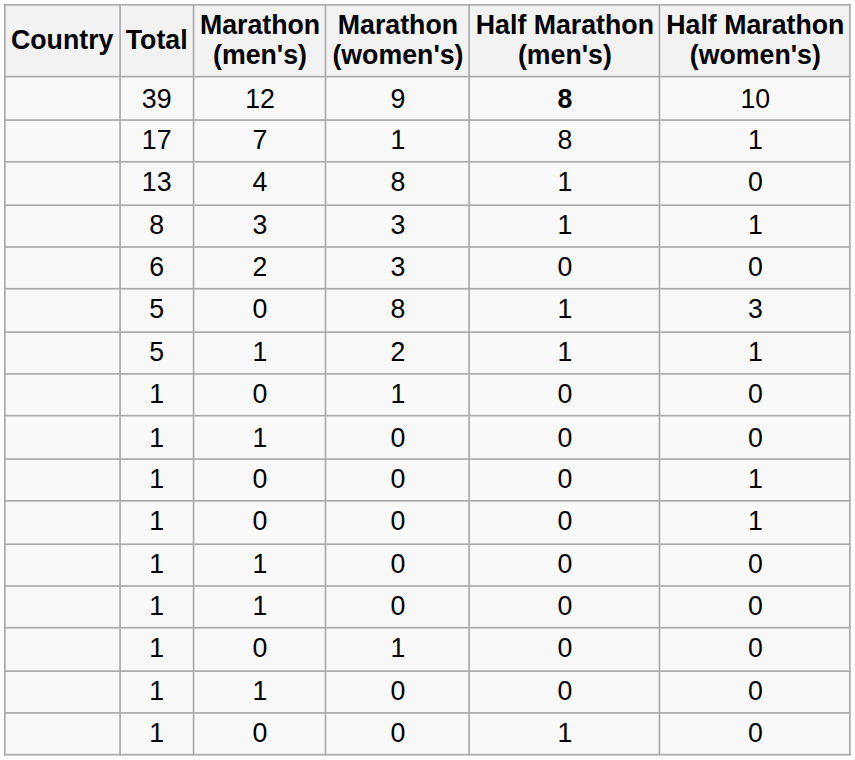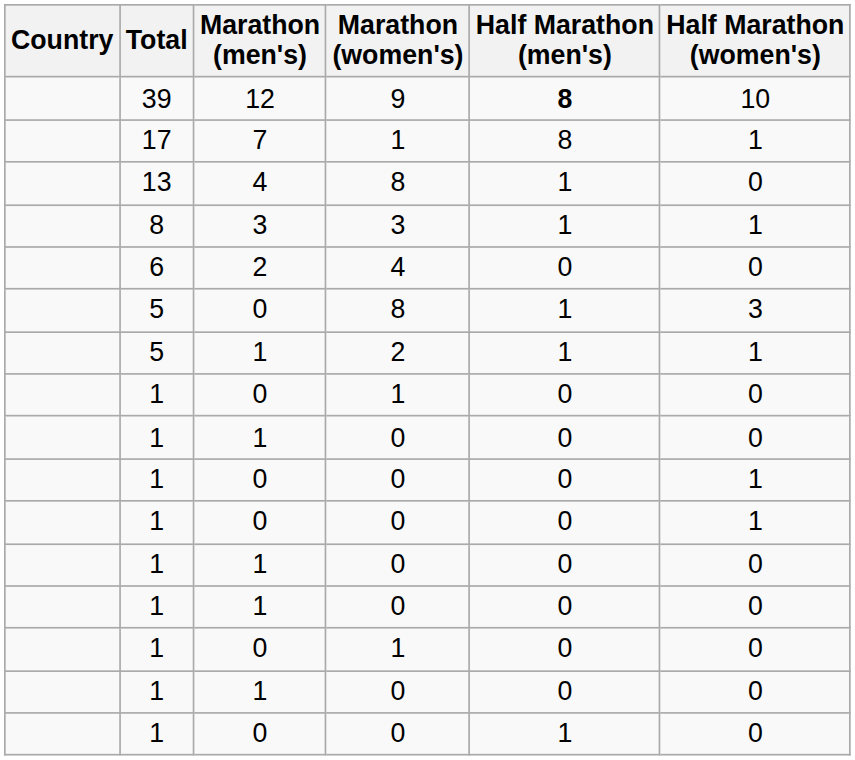(398, 267) 3 -> (398, 267) 4
